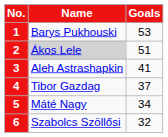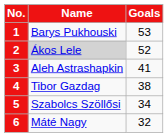(144, 50) 51 -> (144, 50) 52
(144, 86) 37 -> (144, 86) 38
(59, 104) Máté Nagy -> (76, 104) Szabolcs Szöllősi
(76, 123) Szabolcs Szöllősi -> (59, 123) Máté Nagy
